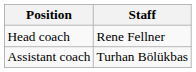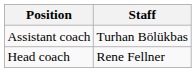rows swapped: (39, 36) <-> (49, 57)
